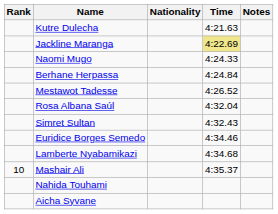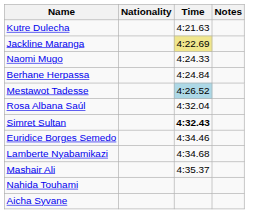- column: (19, 12)
(222, 91) no background -> (193, 91) lightblue background
(222, 122) normal -> (193, 122) bold
